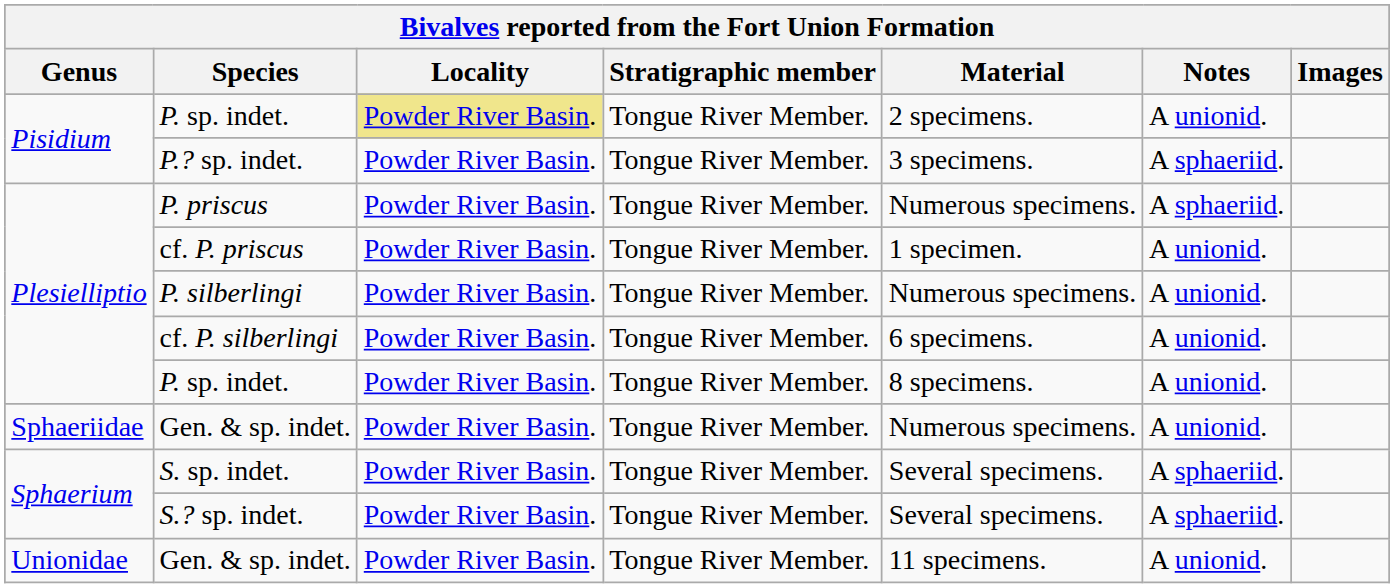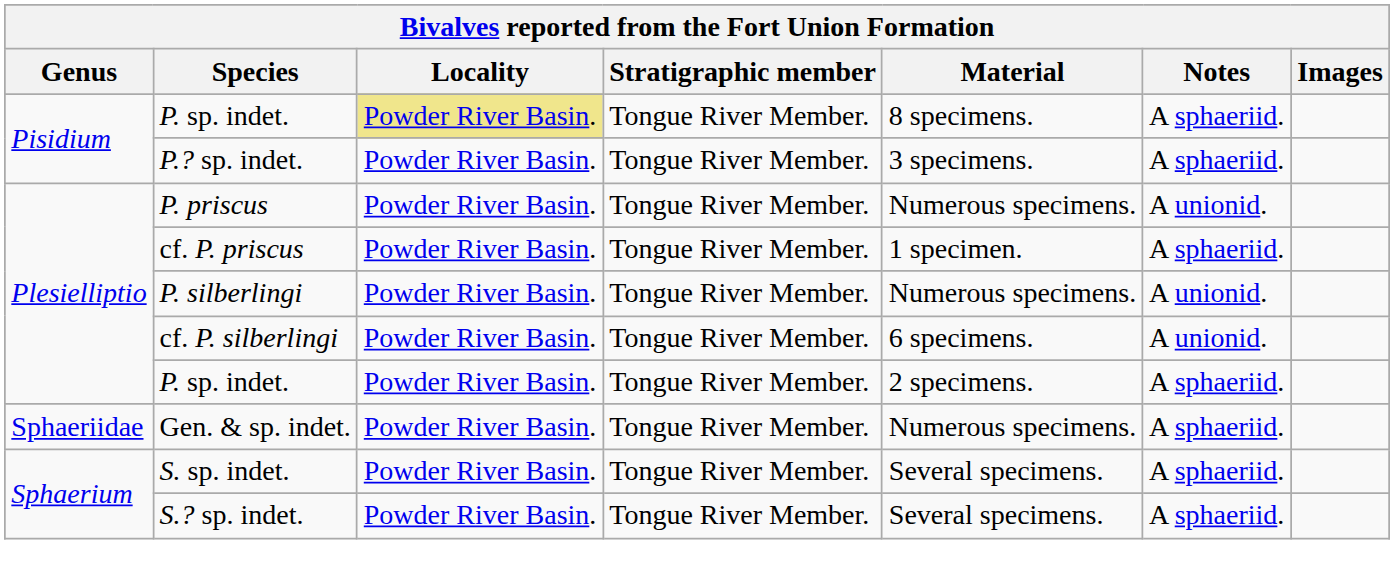(961, 115) 2 specimens. -> (961, 115) 8 specimens.
(1208, 115) A unionid. -> (1217, 115) A sphaeriid.
(1217, 204) A sphaeriid. -> (1208, 204) A unionid.
(1208, 248) A unionid. -> (1217, 248) A sphaeriid.
(961, 381) 8 specimens. -> (961, 381) 2 specimens.
(1208, 381) A unionid. -> (1217, 381) A sphaeriid.
(1208, 426) A unionid. -> (1217, 426) A sphaeriid.
- row: (70, 559)
